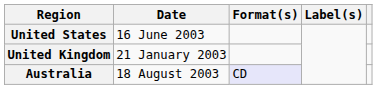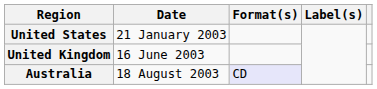(160, 34) 16 June 2003 -> (171, 34) 21 January 2003
(171, 54) 21 January 2003 -> (160, 54) 16 June 2003
